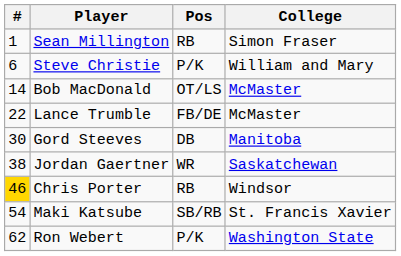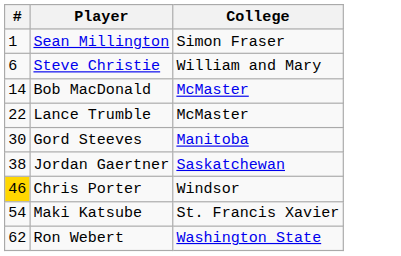- column: (199, 17)
